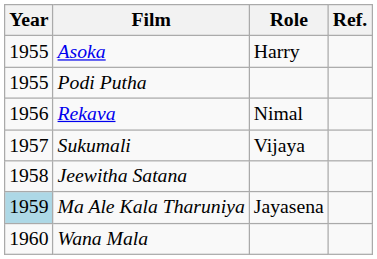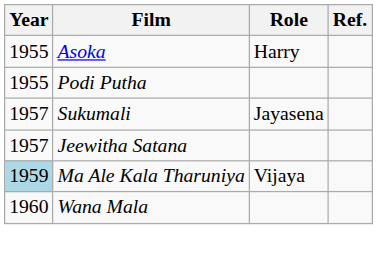- row: (87, 113)
(279, 144) Vijaya -> (289, 113) Jayasena
(29, 176) 1958 -> (29, 144) 1957
(289, 207) Jayasena -> (279, 176) Vijaya
